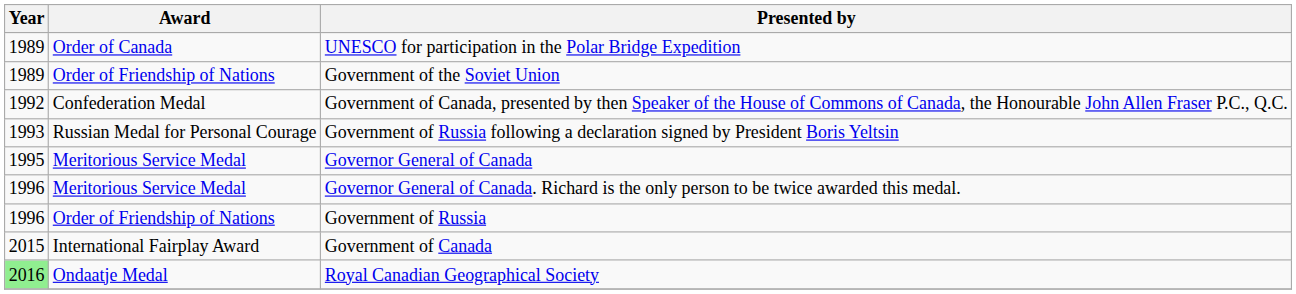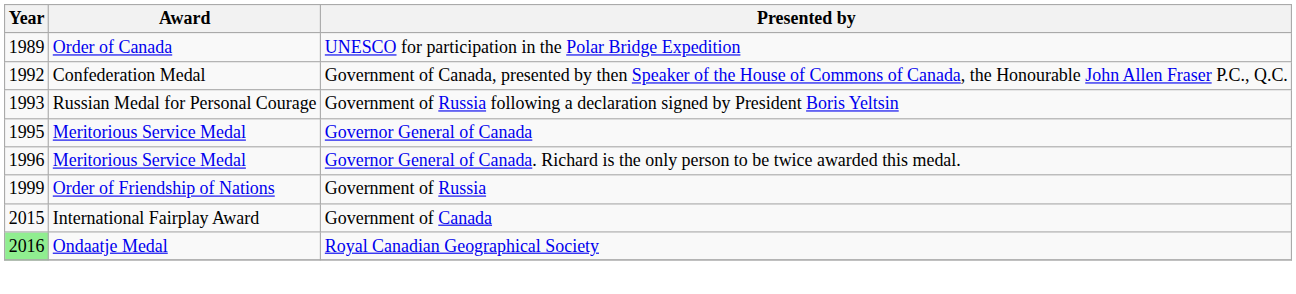- row: (442, 75)
(27, 217) 1996 -> (27, 189) 1999
